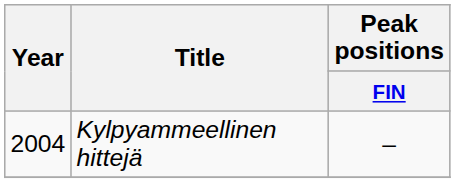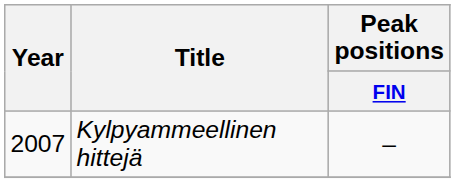(38, 143) 2004 -> (38, 143) 2007
